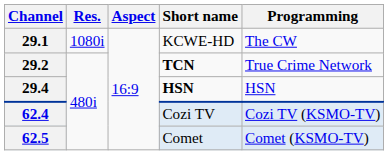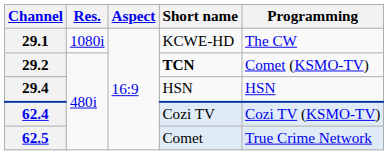(309, 64) True Crime Network -> (307, 64) Comet (KSMO-TV)
(178, 88) bold -> (178, 88) normal
(307, 138) Comet (KSMO-TV) -> (309, 138) True Crime Network
